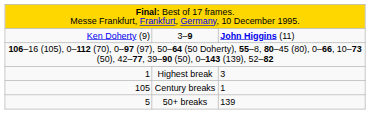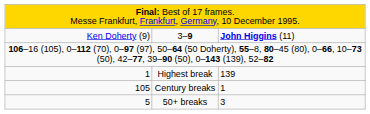(223, 74) 3 -> (228, 74) 139
(228, 102) 139 -> (223, 102) 3
